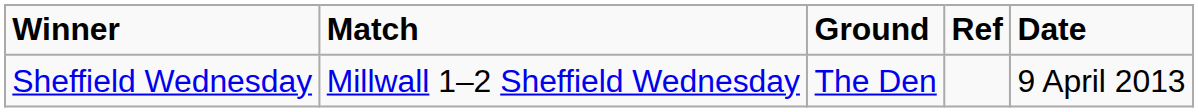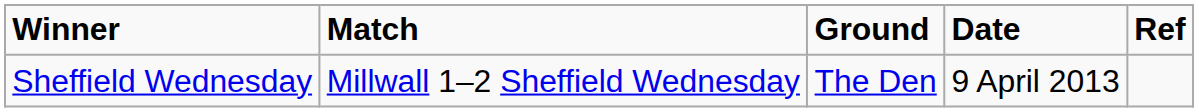columns swapped: (1052, 29) <-> (977, 29)
